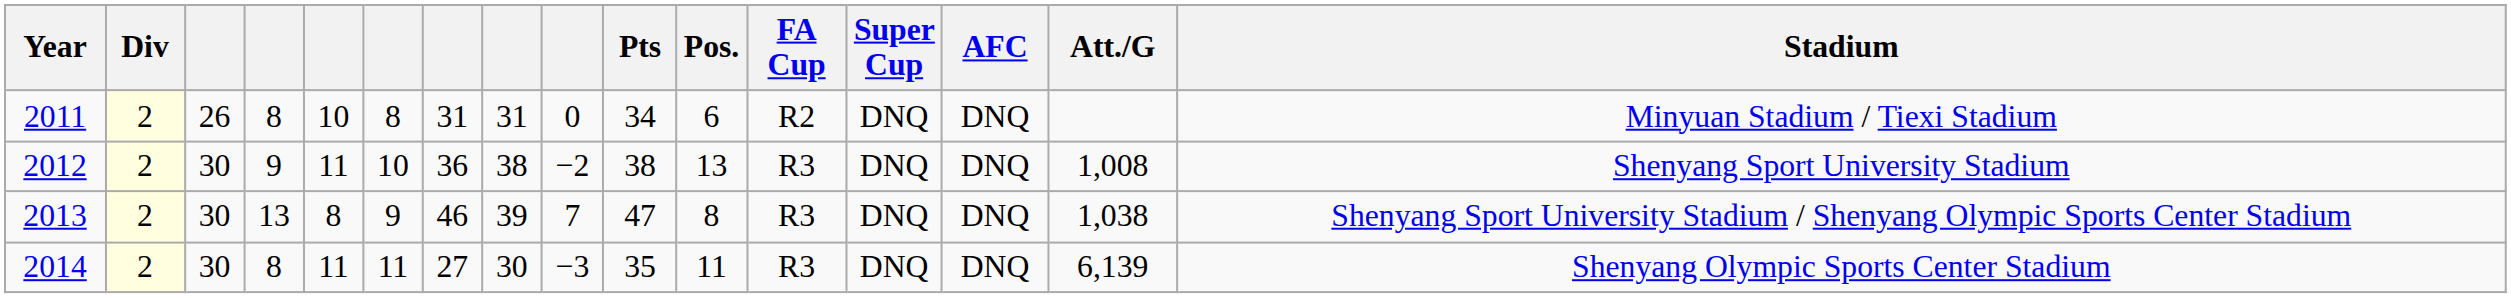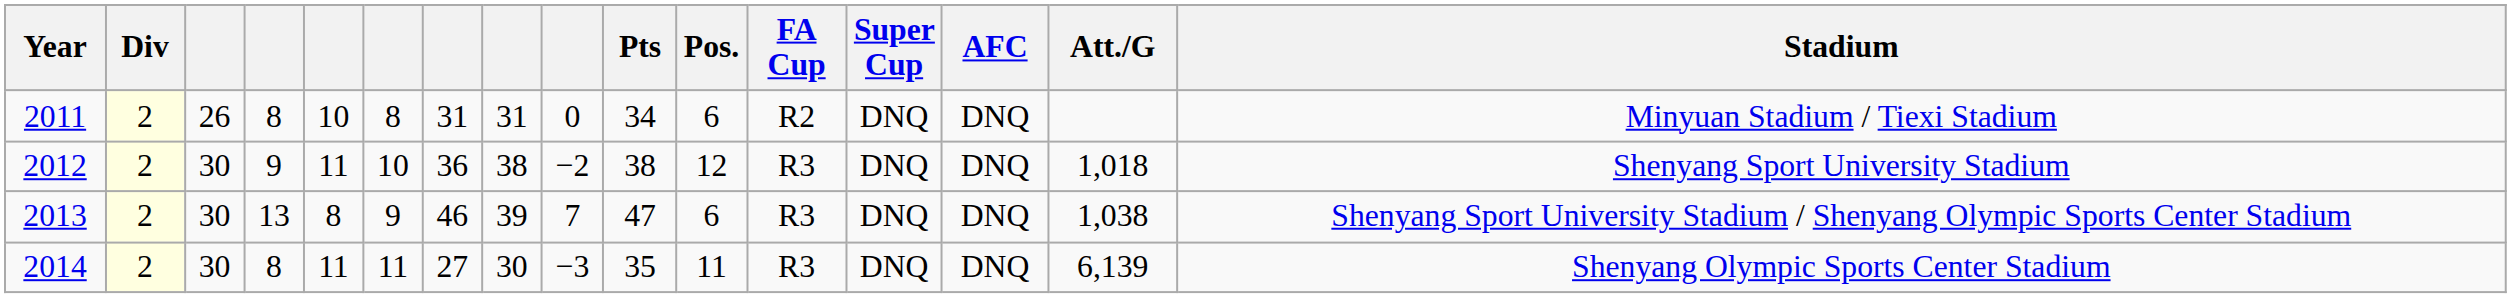(712, 165) 13 -> (712, 165) 12
(1113, 165) 1,008 -> (1113, 165) 1,018
(712, 215) 8 -> (712, 215) 6
